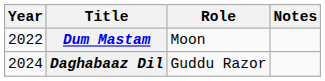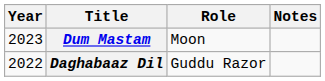(26, 40) 2022 -> (26, 40) 2023
(26, 64) 2024 -> (26, 64) 2022
